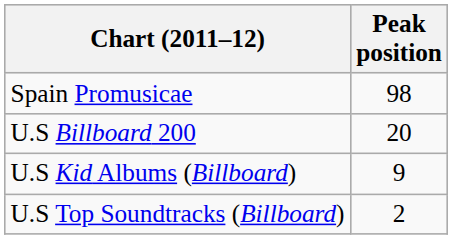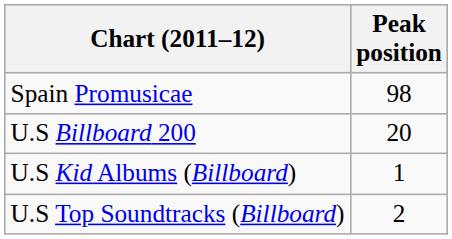(399, 173) 9 -> (399, 173) 1
